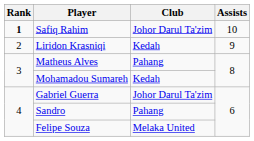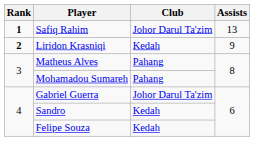(232, 29) 10 -> (232, 29) 13
(19, 45) normal -> (19, 45) bold
(146, 78) Kedah -> (148, 78) Pahang
(148, 111) Pahang -> (146, 111) Kedah
(164, 128) Melaka United -> (146, 128) Kedah
